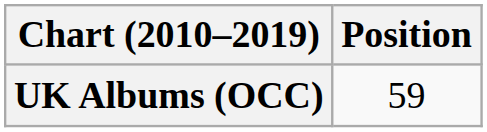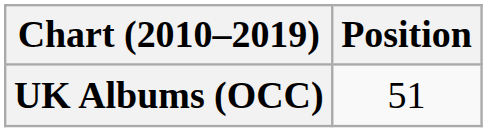(406, 94) 59 -> (406, 94) 51
